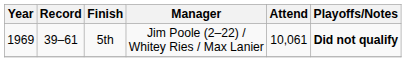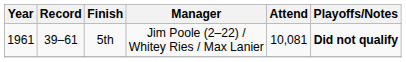(21, 40) 1969 -> (21, 40) 1961
(289, 40) 10,061 -> (289, 40) 10,081
